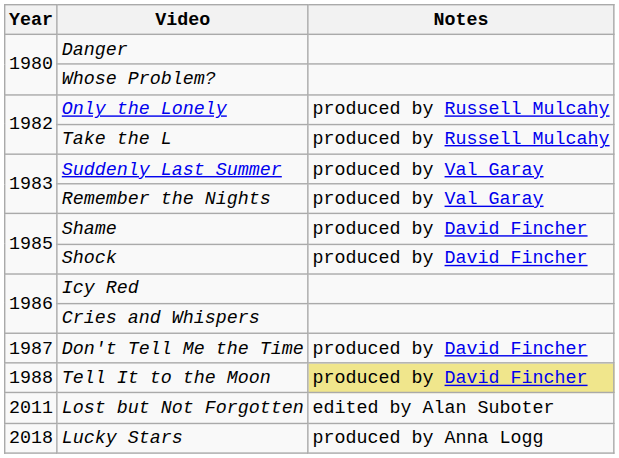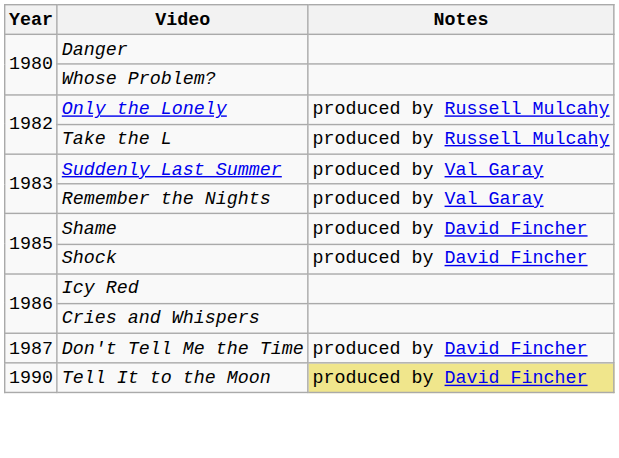(31, 378) 1988 -> (31, 378) 1990
- row: (183, 408)
- row: (122, 438)
